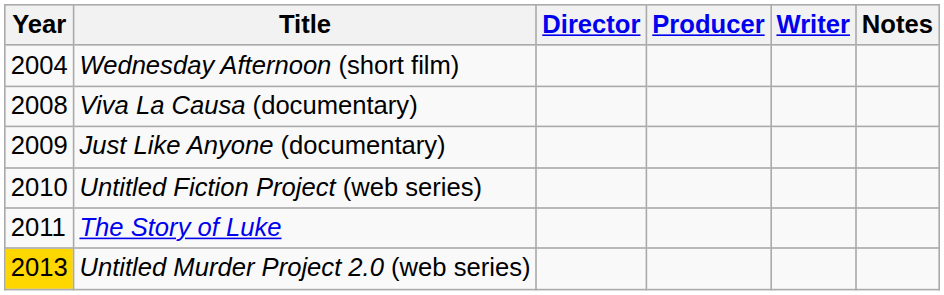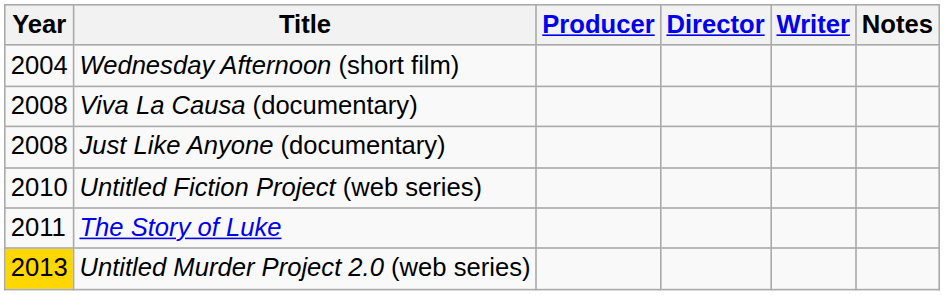columns swapped: (591, 24) <-> (708, 24)
(39, 146) 2009 -> (39, 146) 2008
